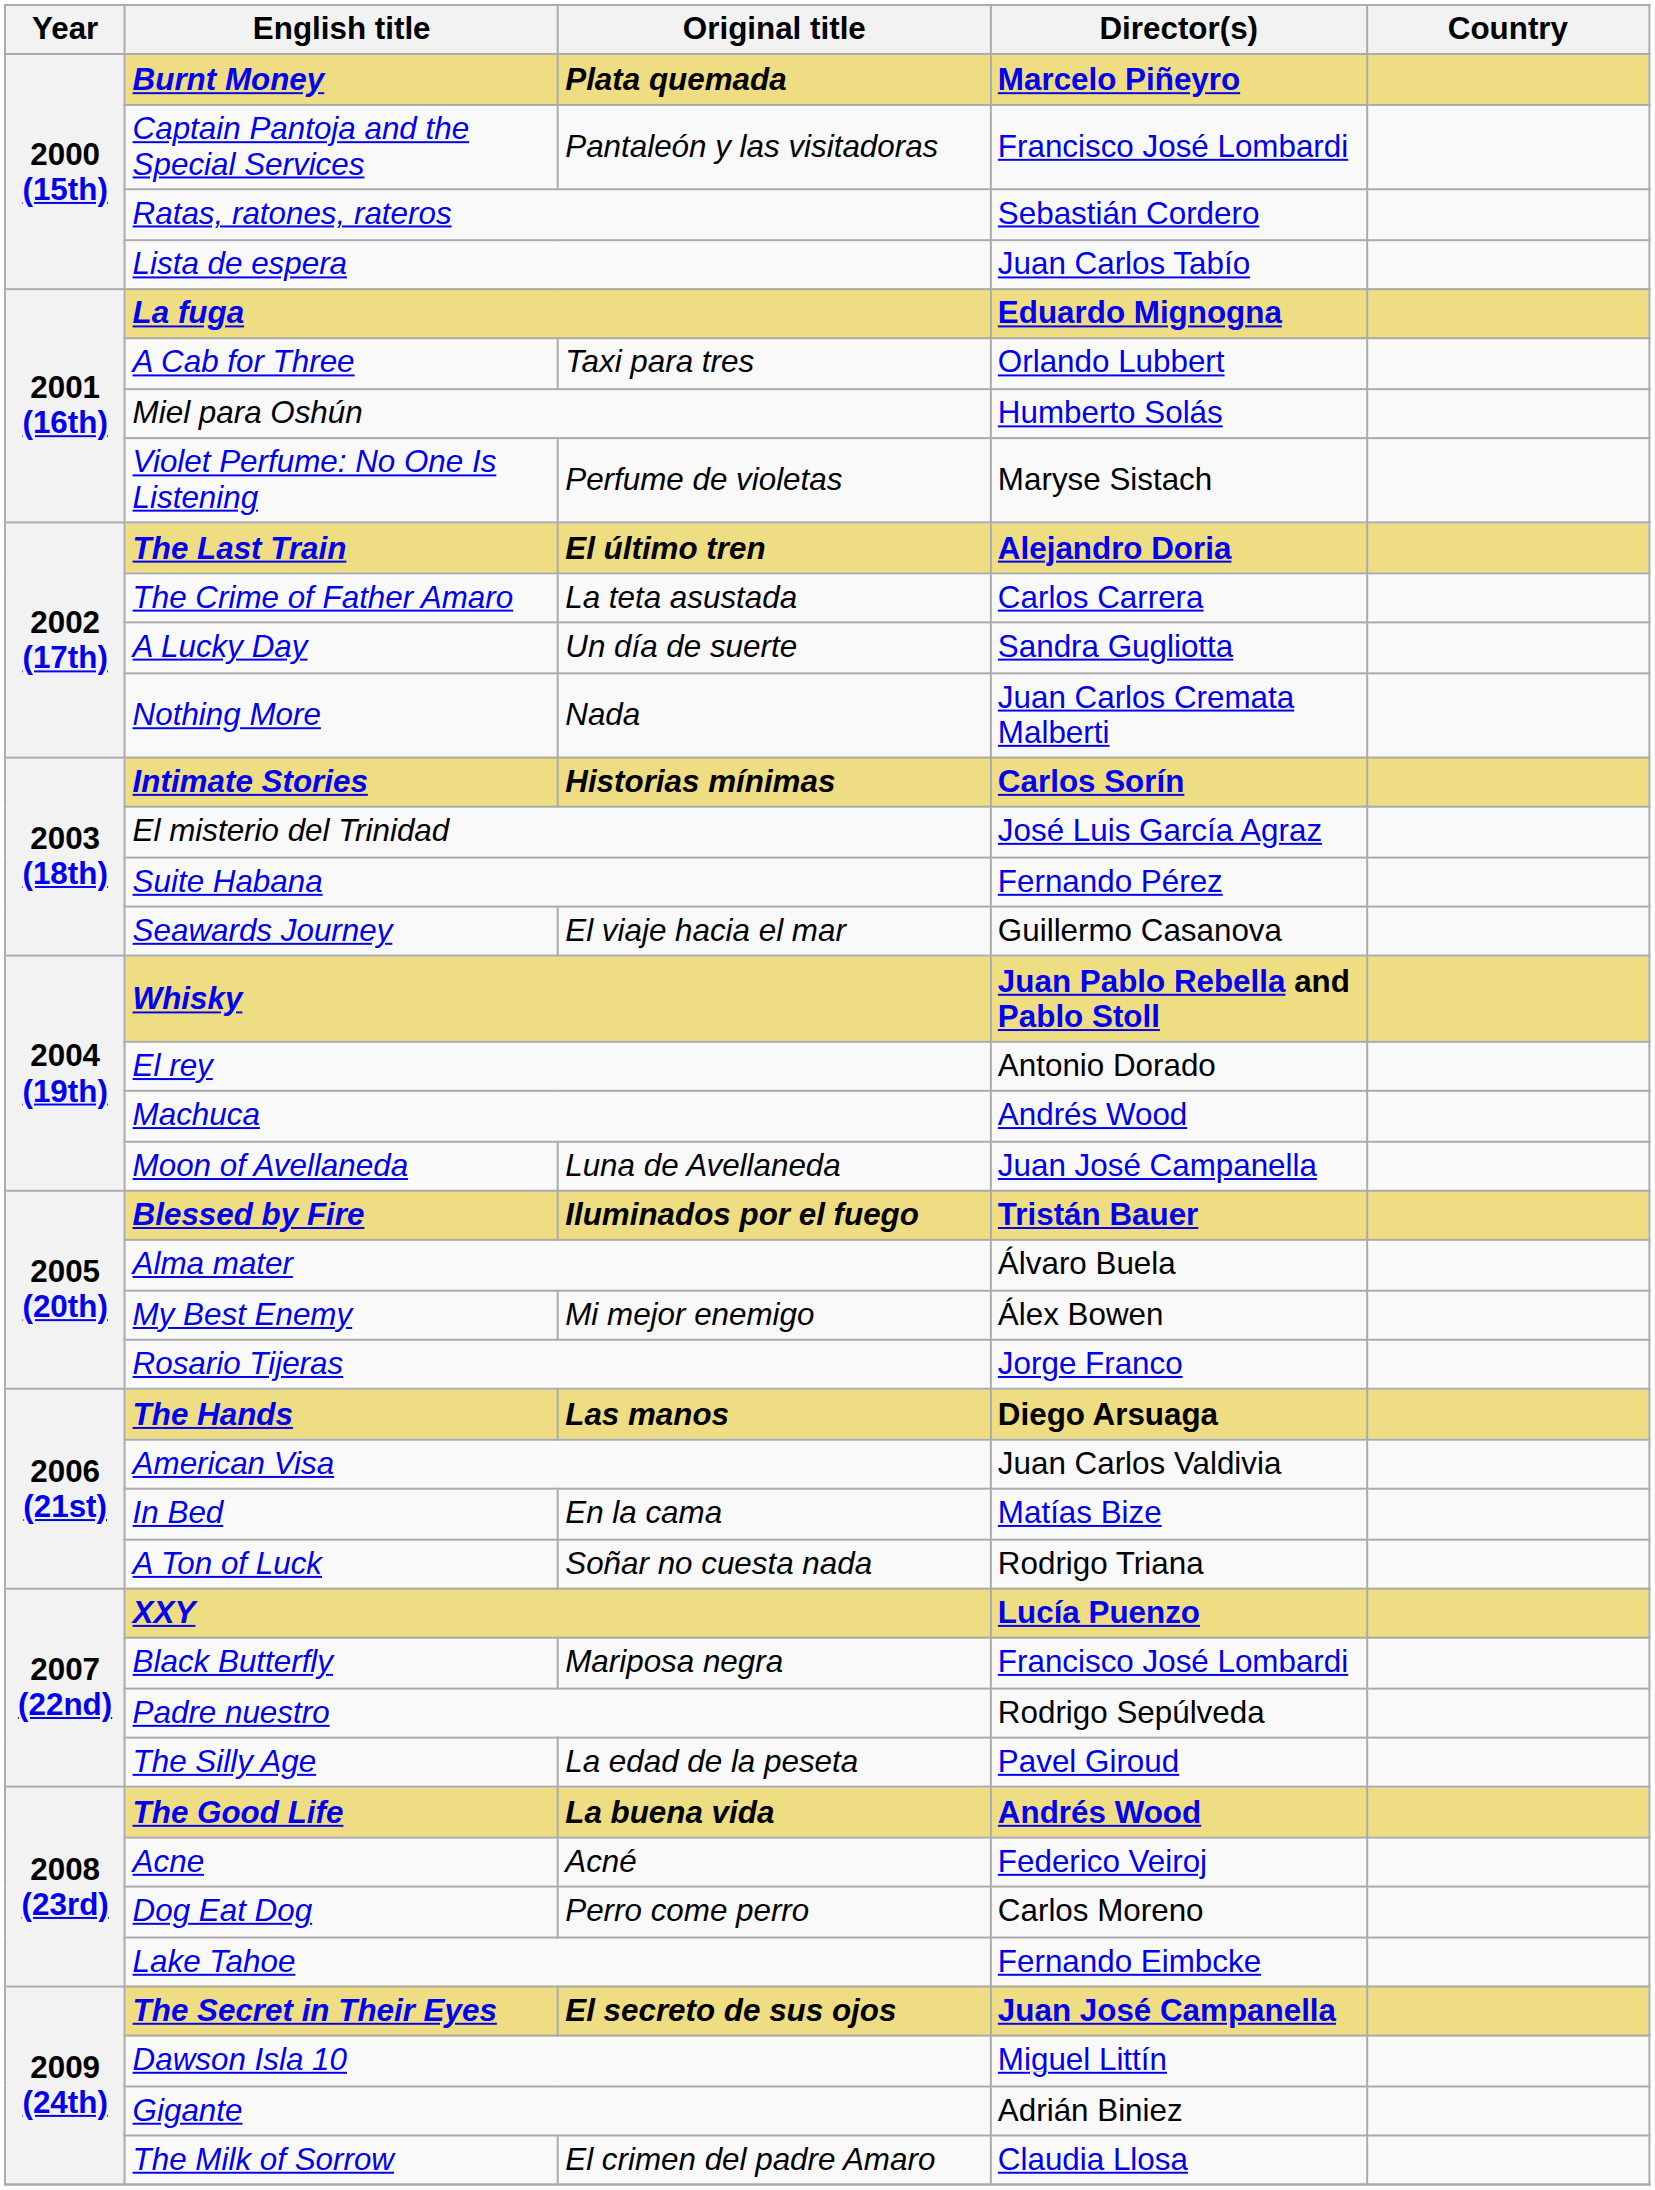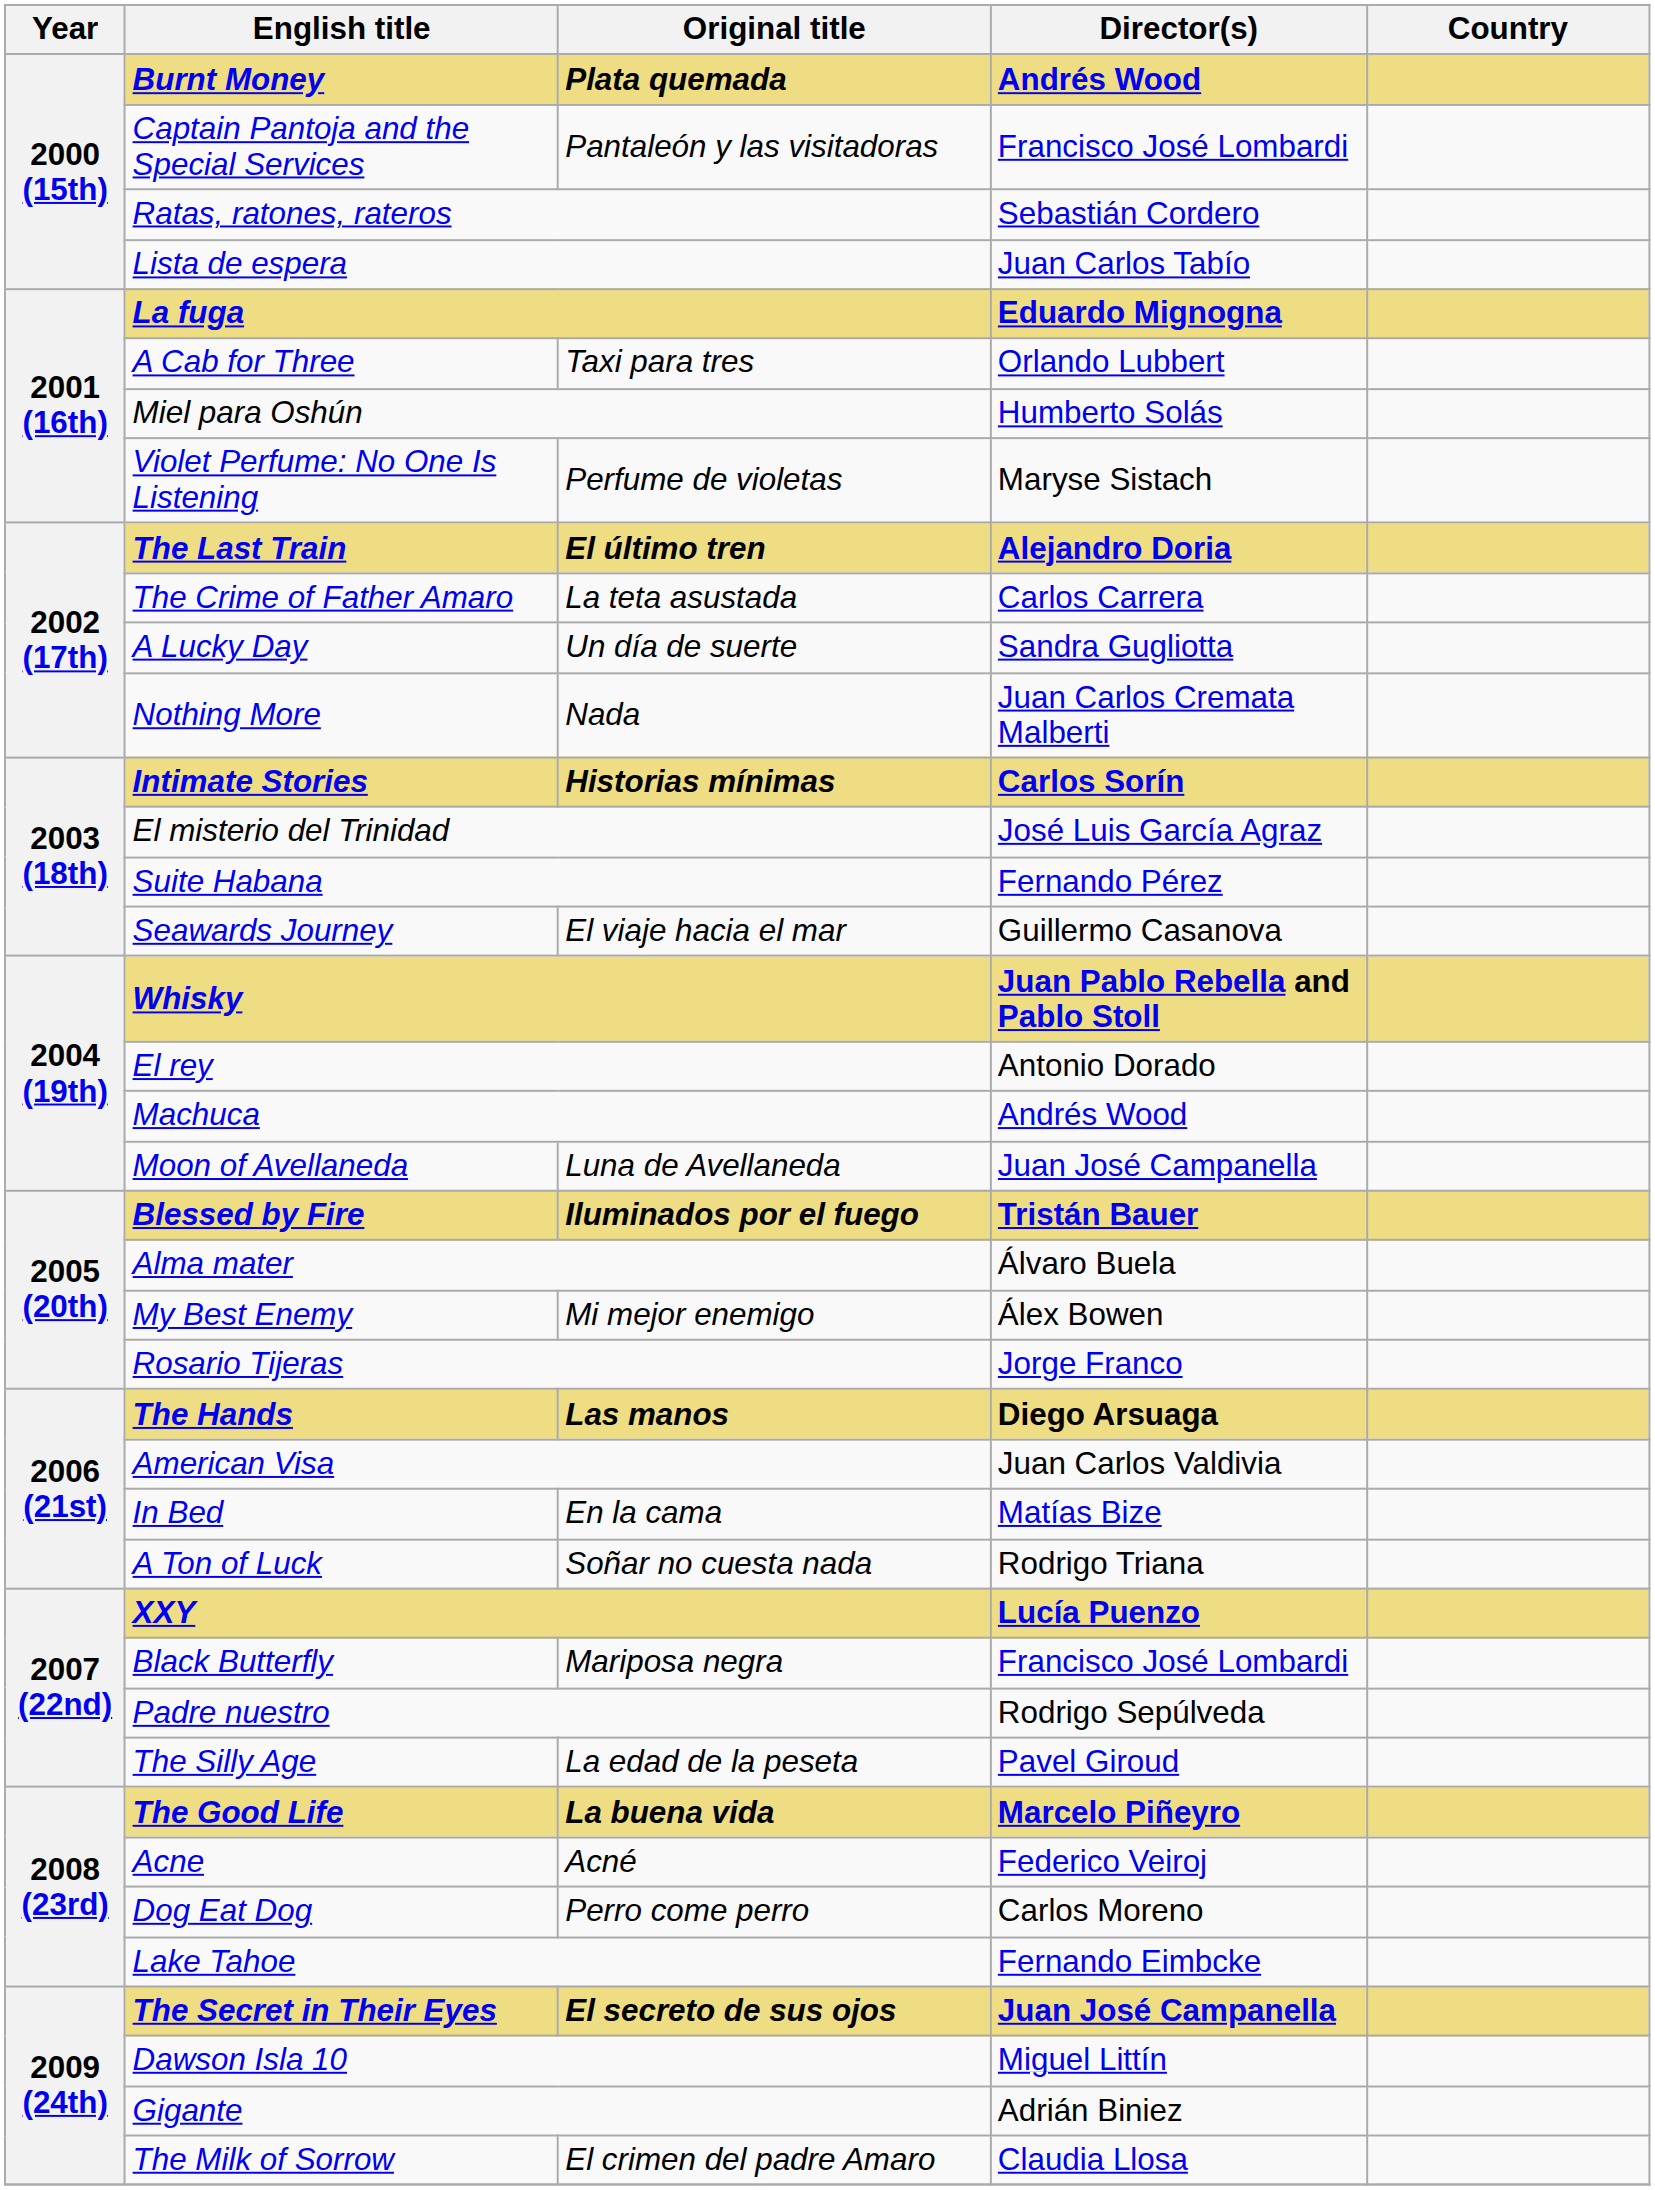(1119, 79) Marcelo Piñeyro -> (1100, 79) Andrés Wood
(1100, 1811) Andrés Wood -> (1119, 1811) Marcelo Piñeyro
